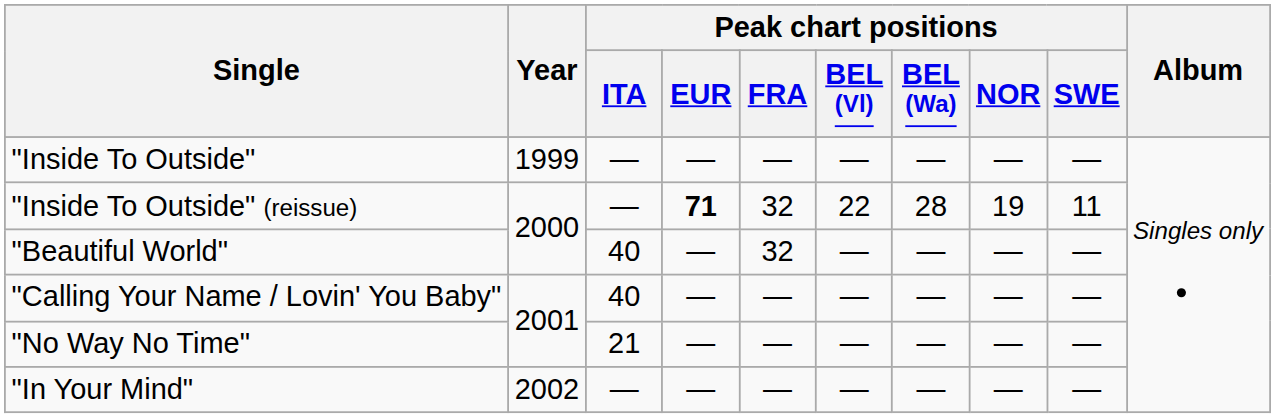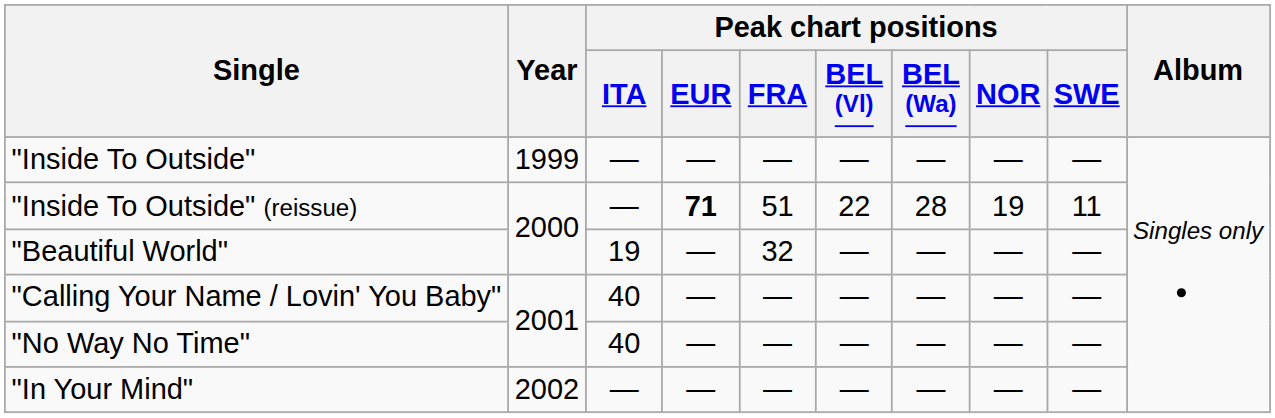(778, 205) 32 -> (778, 205) 51
(624, 251) 40 -> (624, 251) 19
(624, 343) 21 -> (624, 343) 40
